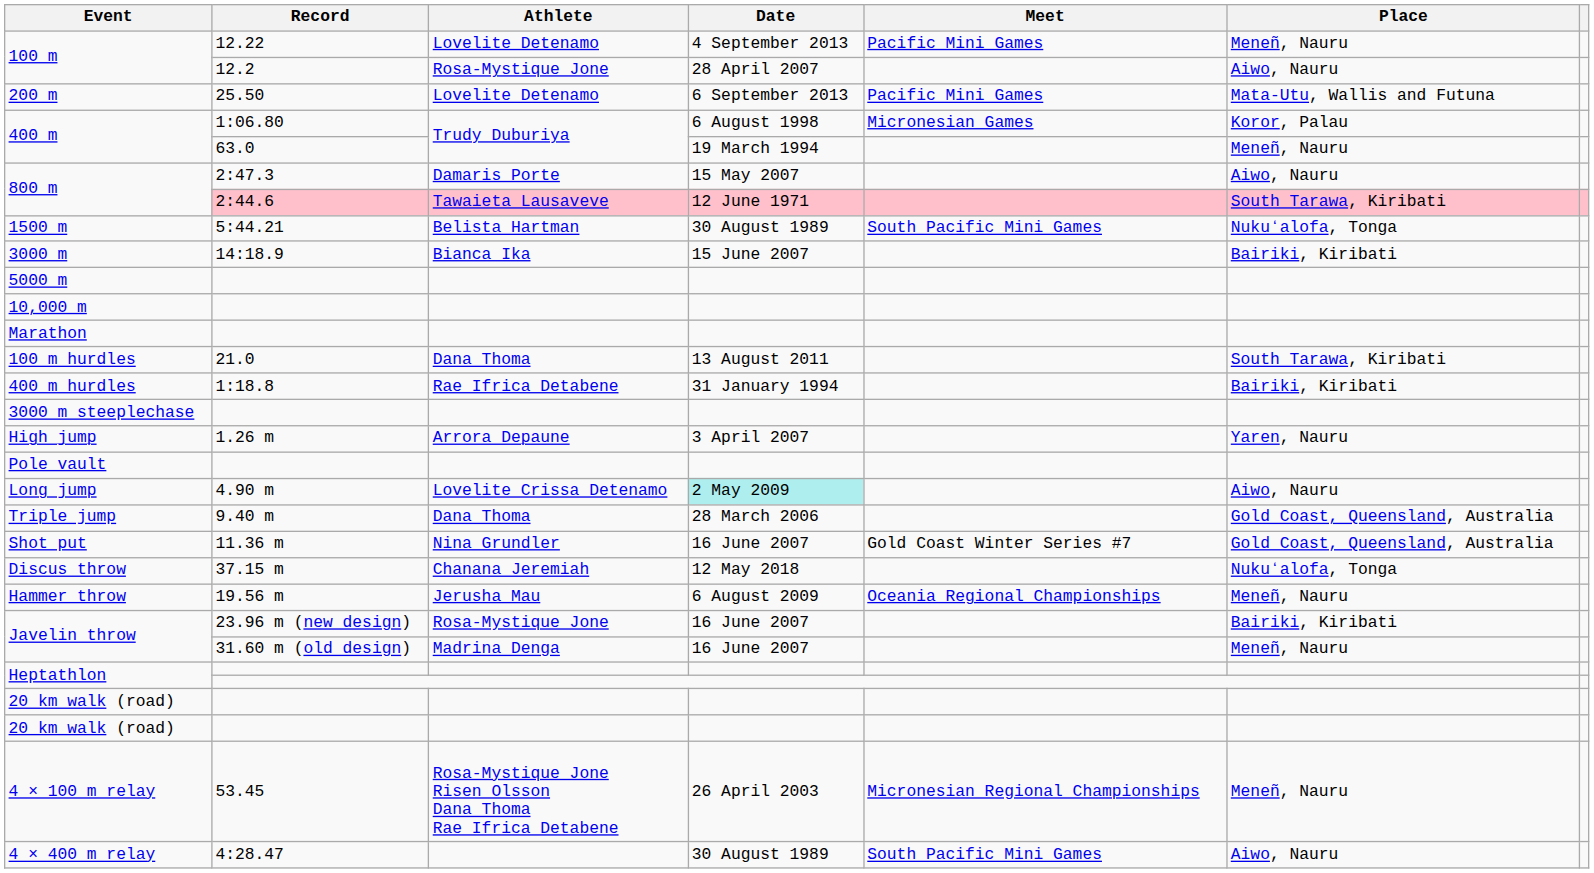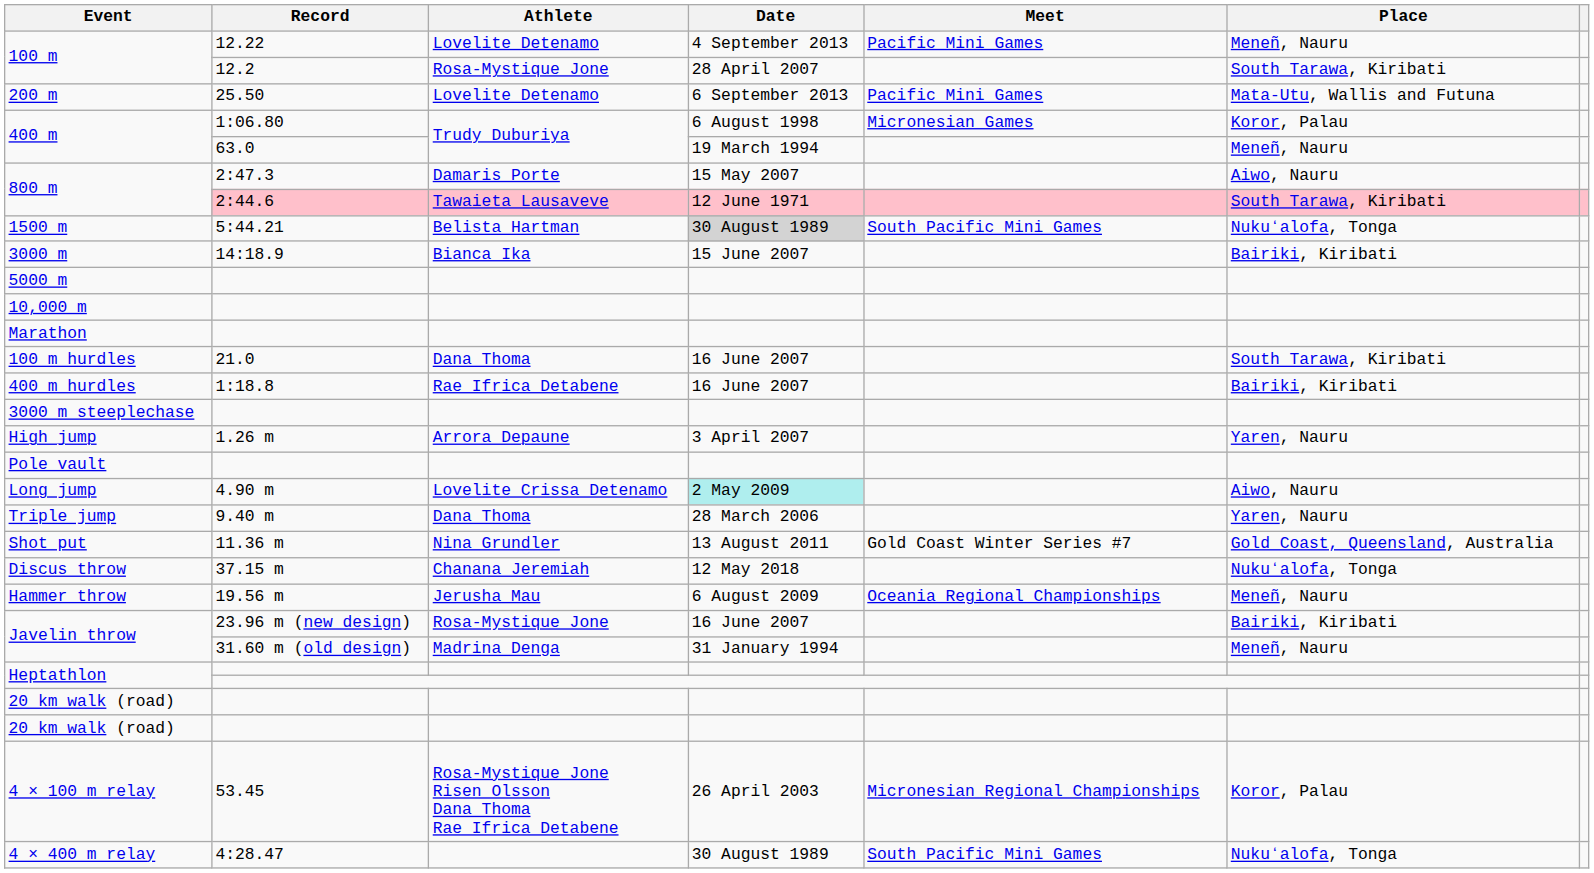(1285, 71) Aiwo, Nauru -> (1338, 71) South Tarawa, Kiribati
(760, 229) no background -> (760, 229) lightgrey background
(760, 360) 13 August 2011 -> (750, 360) 16 June 2007
(765, 387) 31 January 1994 -> (750, 387) 16 June 2007
(1392, 518) Gold Coast, Queensland, Australia -> (1289, 518) Yaren, Nauru
(750, 545) 16 June 2007 -> (760, 545) 13 August 2011
(750, 650) 16 June 2007 -> (765, 650) 31 January 1994
(1289, 792) Meneñ, Nauru -> (1289, 792) Koror, Palau
(1285, 855) Aiwo, Nauru -> (1314, 855) Nukuʻalofa, Tonga
